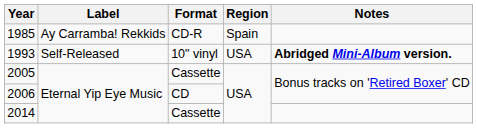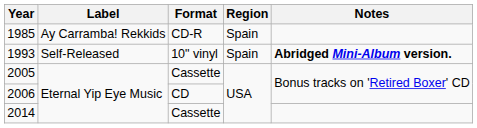(239, 53) USA -> (242, 53) Spain
